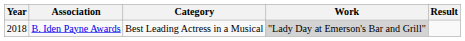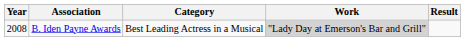(17, 28) 2018 -> (17, 28) 2008
